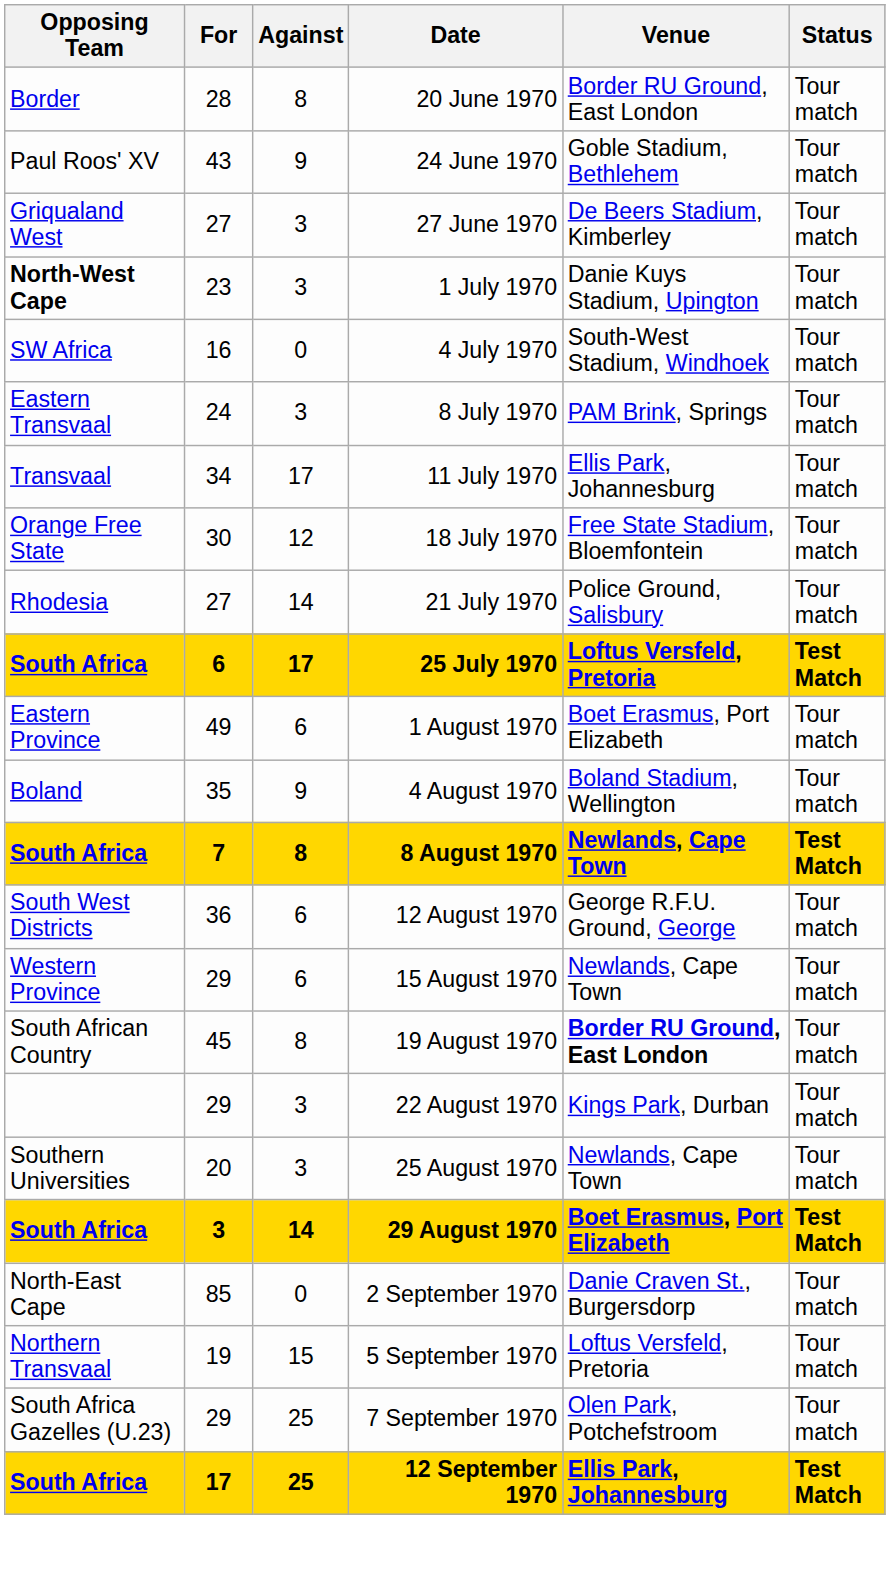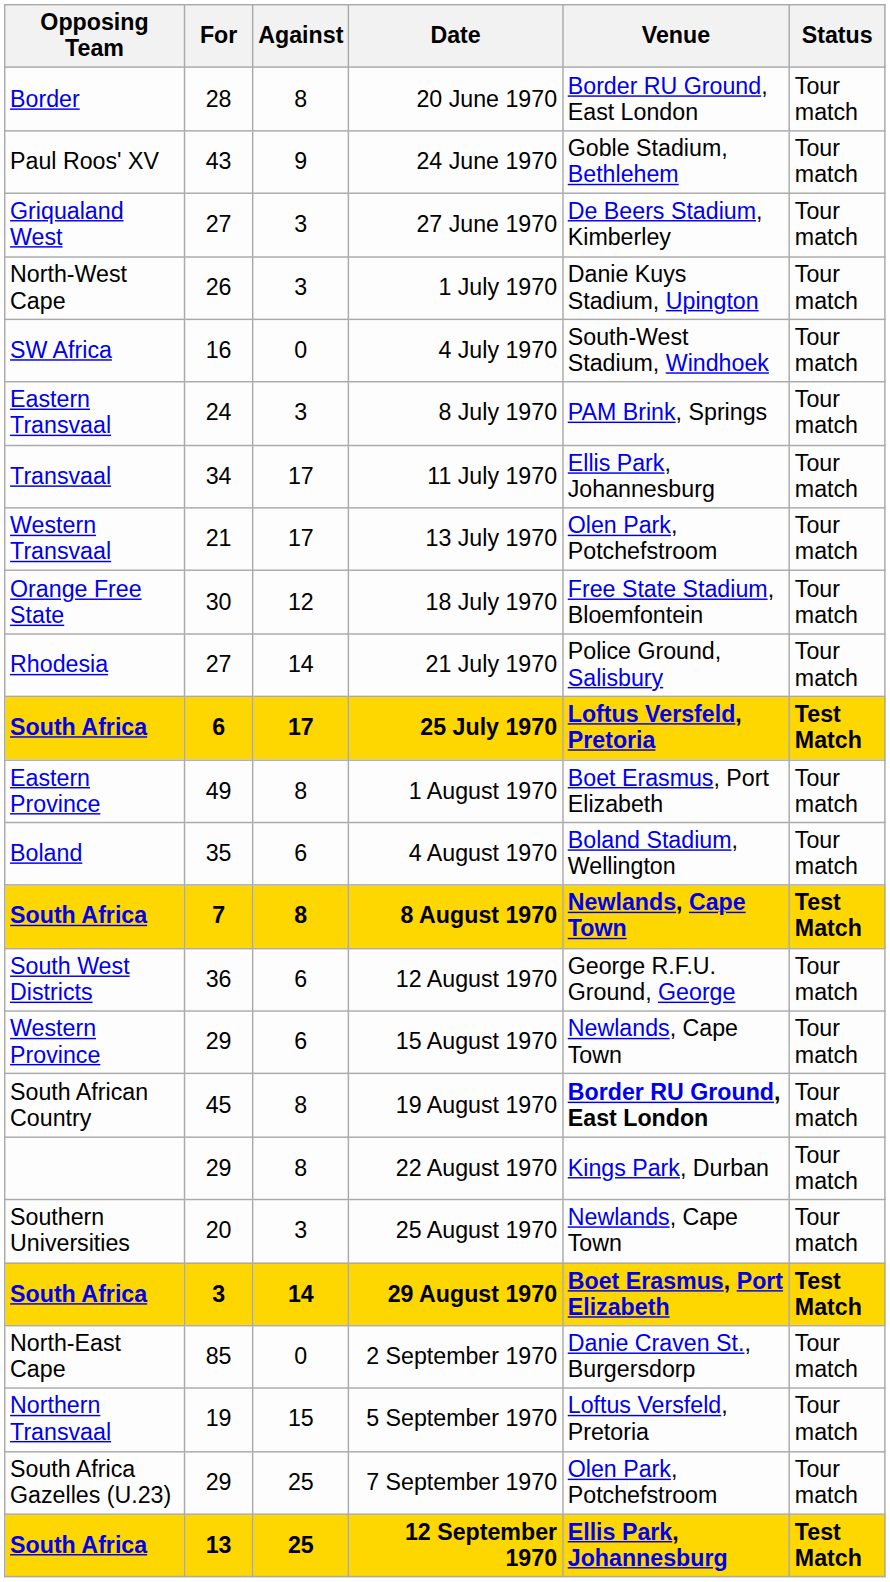(72, 287) bold -> (69, 287) normal
(219, 287) 23 -> (219, 287) 26
+ row: (491, 539)
(301, 727) 6 -> (301, 790) 8
(301, 790) 9 -> (301, 853) 6
(301, 1105) 3 -> (301, 1168) 8
(219, 1482) 17 -> (219, 1545) 13
